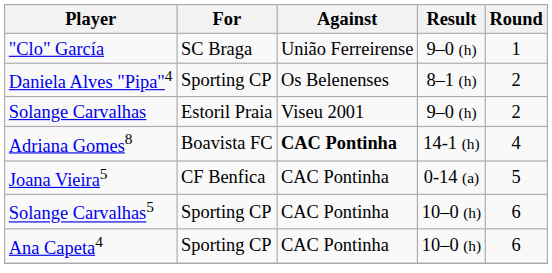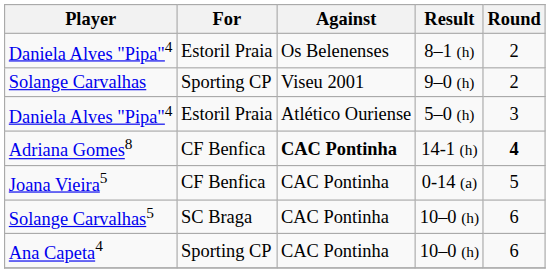- row: (56, 48)
(226, 79) Sporting CP -> (227, 50) Estoril Praia
(227, 111) Estoril Praia -> (226, 82) Sporting CP
+ row: (91, 114)
(227, 143) Boavista FC -> (223, 148) CF Benfica
(516, 143) normal -> (514, 148) bold
(226, 211) Sporting CP -> (217, 216) SC Braga
